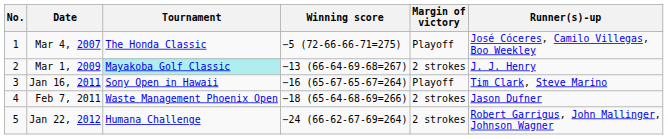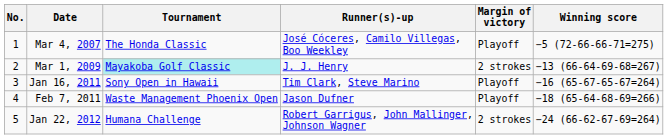columns swapped: (345, 18) <-> (566, 18)
(439, 99) 2 strokes -> (498, 99) Playoff
